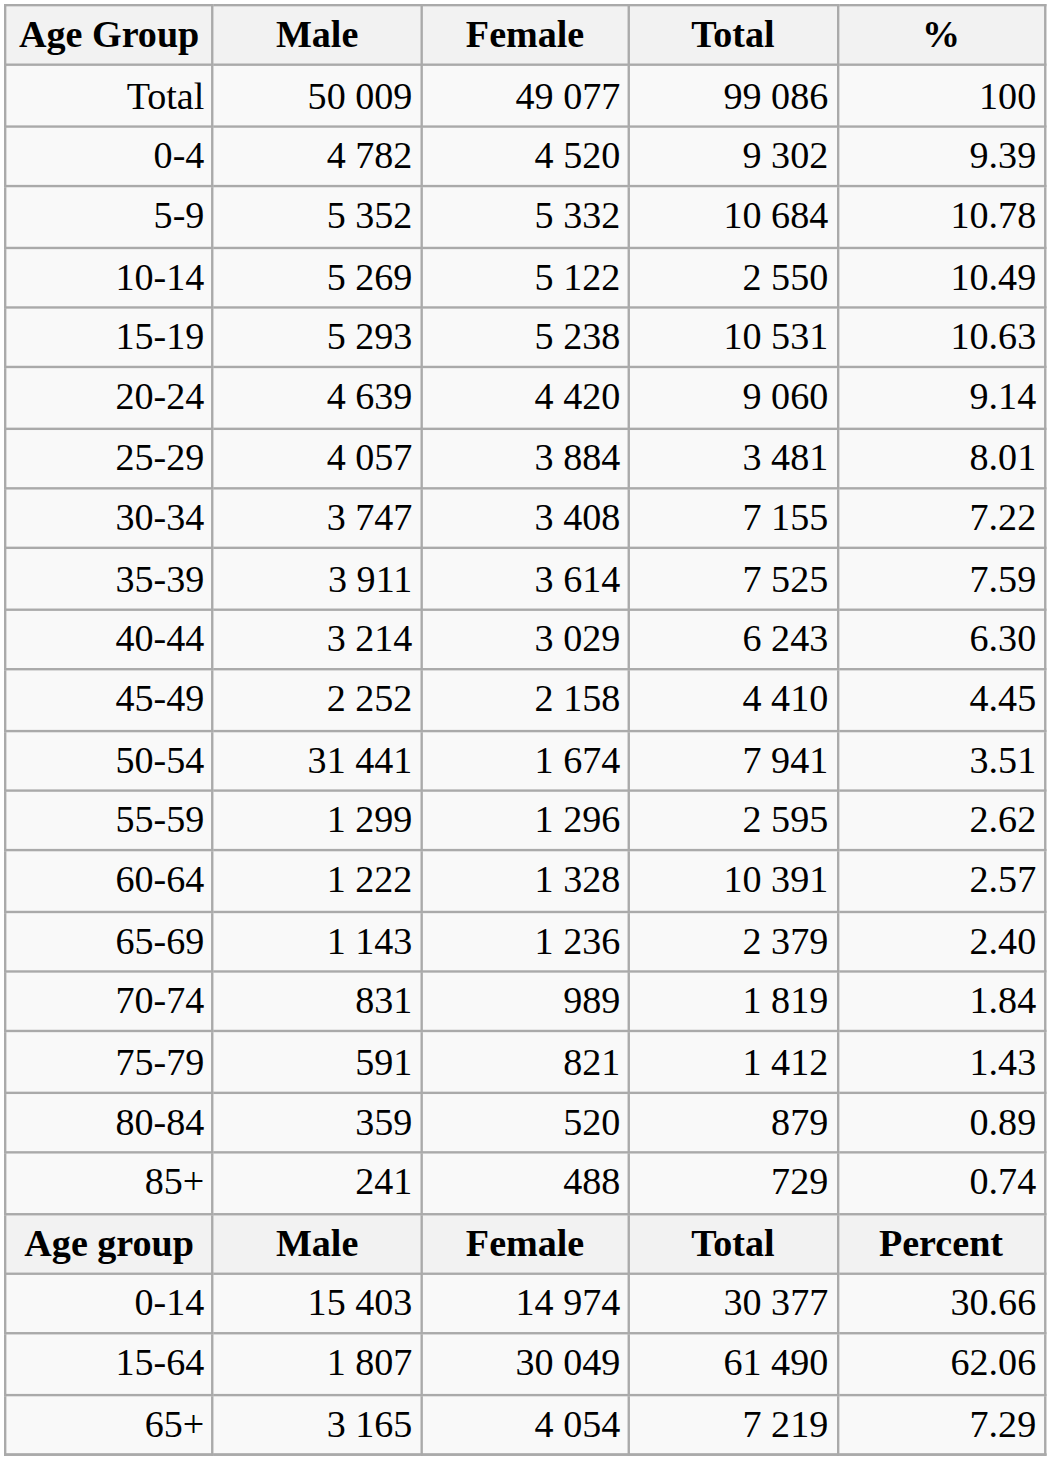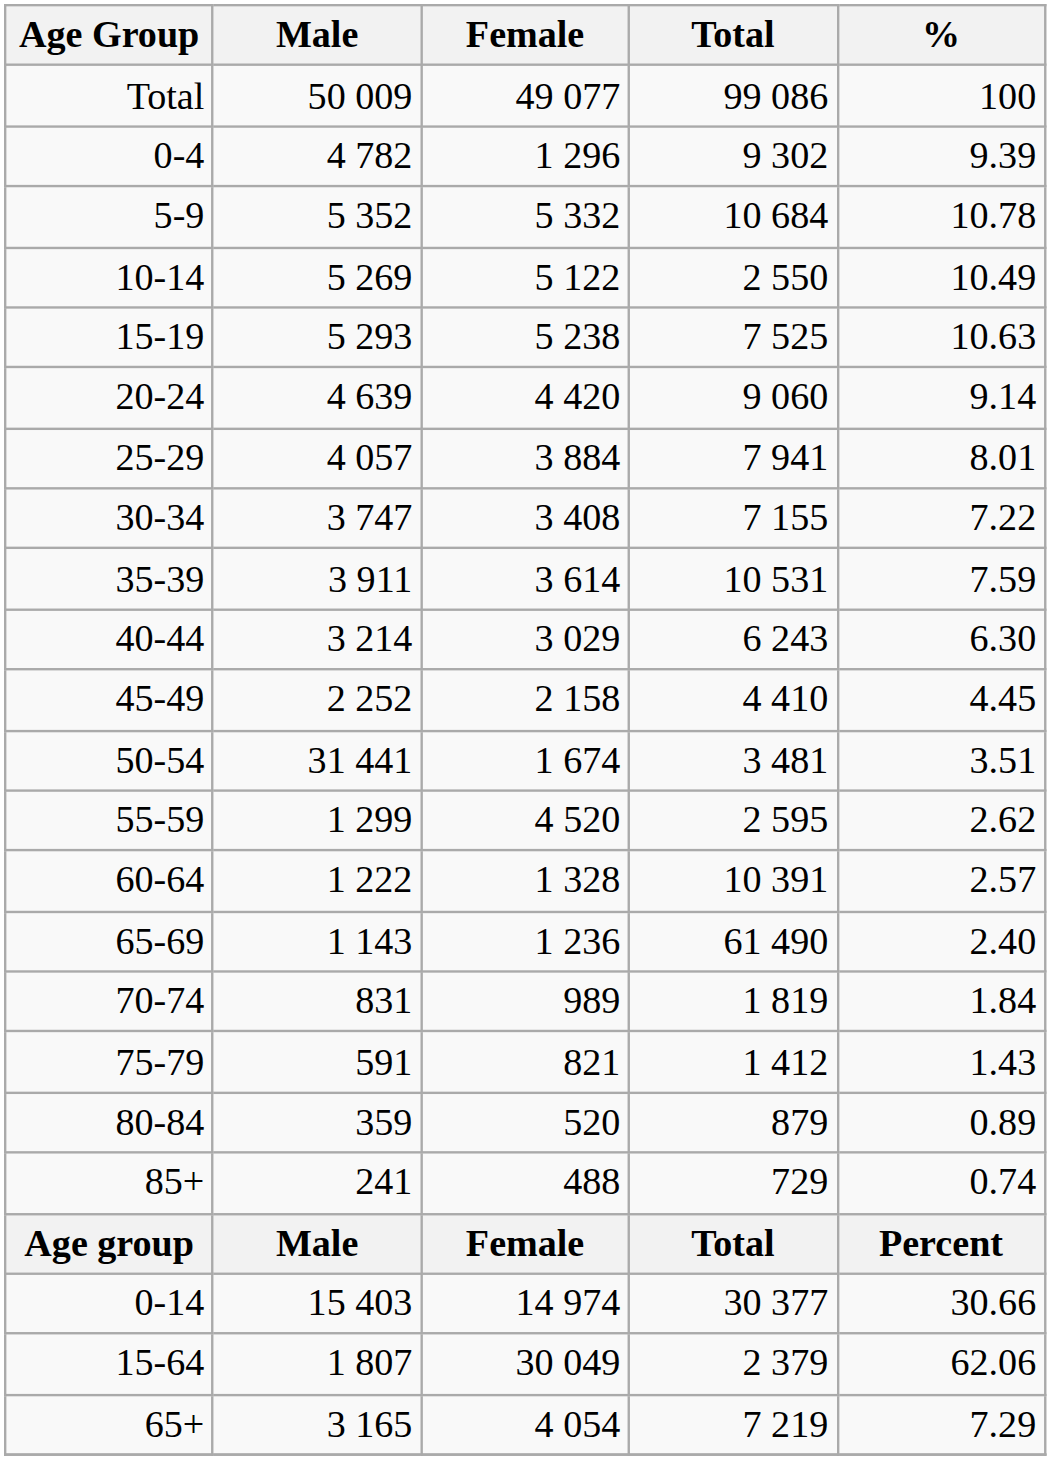(577, 155) 4 520 -> (577, 155) 1 296
(776, 336) 10 531 -> (785, 336) 7 525
(785, 457) 3 481 -> (785, 457) 7 941
(785, 578) 7 525 -> (776, 578) 10 531
(785, 759) 7 941 -> (785, 759) 3 481
(577, 819) 1 296 -> (577, 819) 4 520
(785, 940) 2 379 -> (776, 940) 61 490
(776, 1363) 61 490 -> (785, 1363) 2 379
